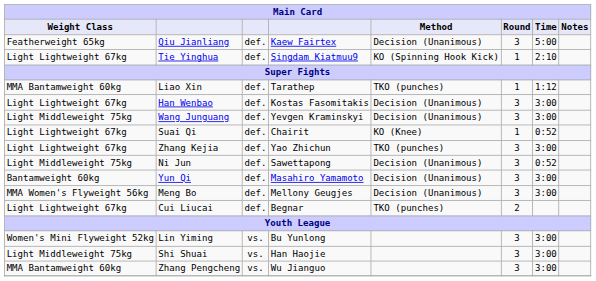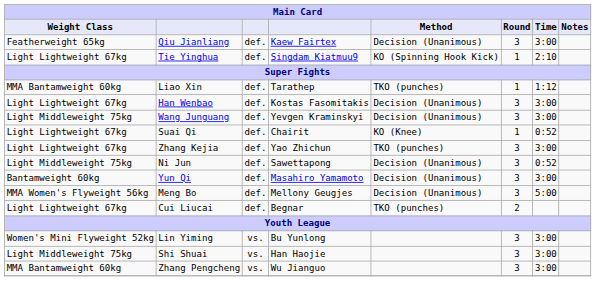(546, 42) 5:00 -> (546, 42) 3:00
(546, 193) 3:00 -> (546, 193) 5:00
